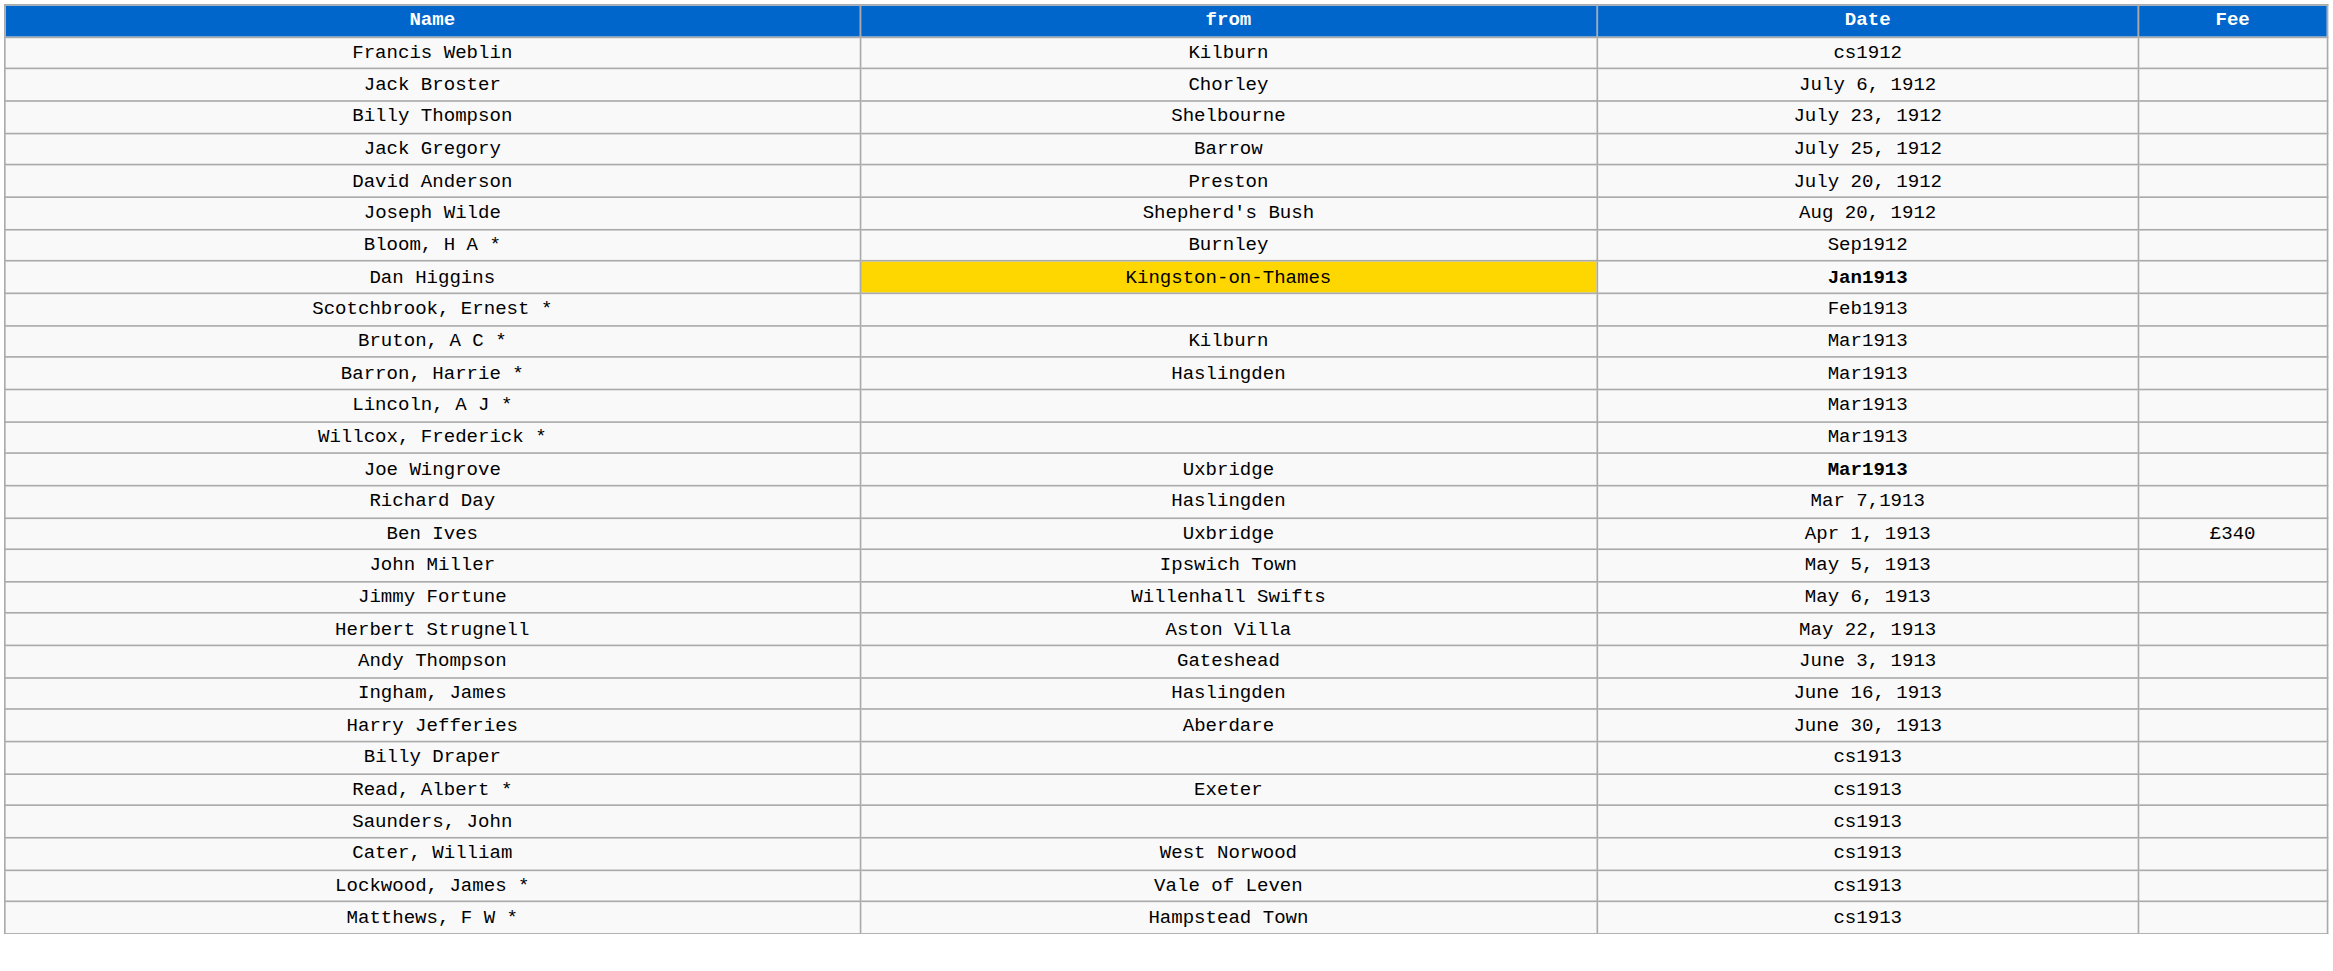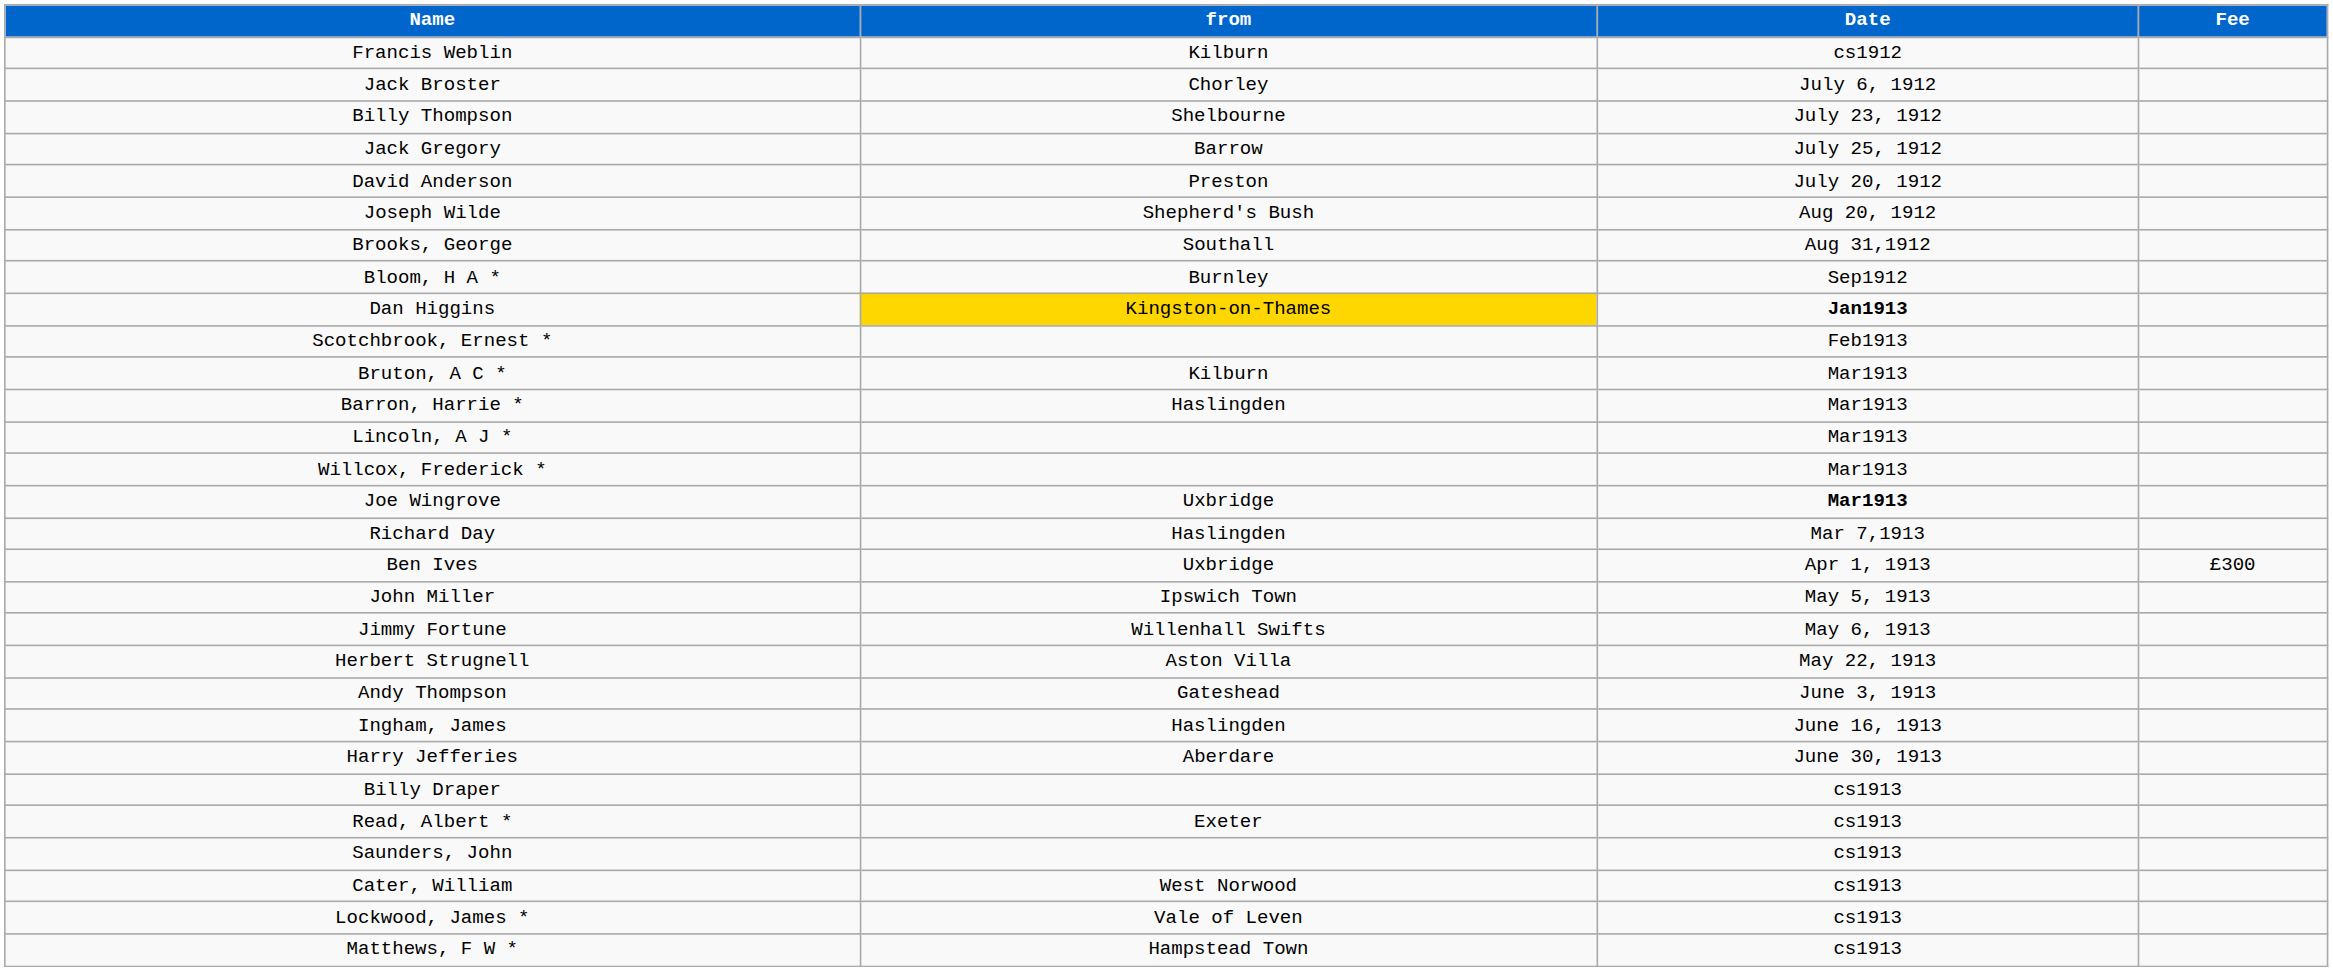+ row: (432, 245)
(2233, 533) £340 -> (2233, 565) £300
